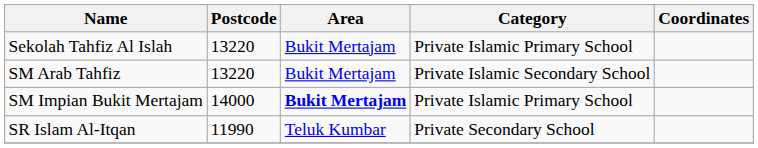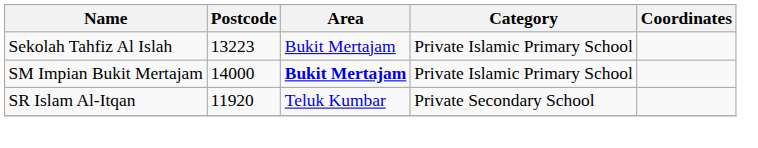(233, 45) 13220 -> (233, 45) 13223
- row: (64, 73)
(232, 128) 11990 -> (232, 101) 11920
